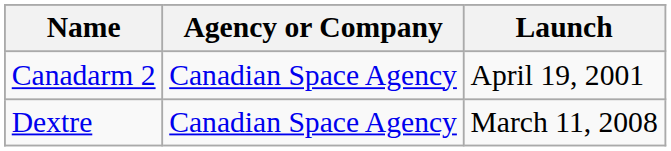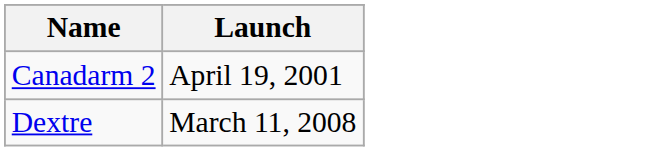- column: (313, 27)
